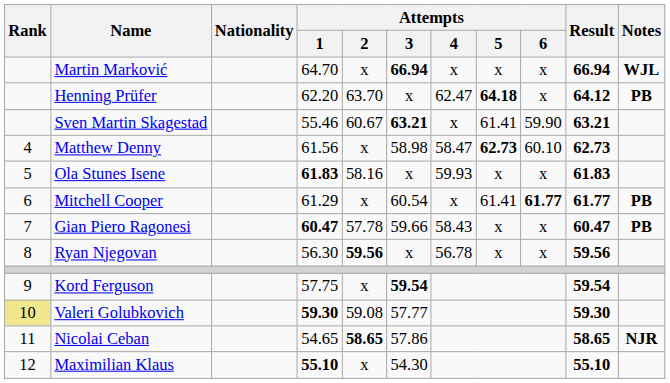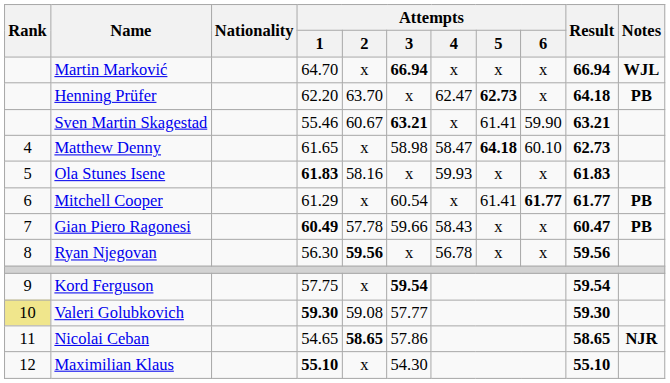(498, 95) 64.18 -> (498, 95) 62.73
(592, 95) 64.12 -> (592, 95) 64.18
(320, 148) 61.56 -> (320, 148) 61.65
(498, 148) 62.73 -> (498, 148) 64.18
(320, 226) 60.47 -> (320, 226) 60.49
